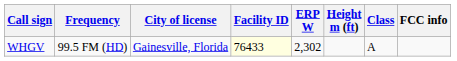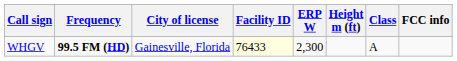(93, 46) normal -> (94, 46) bold
(308, 46) 2,302 -> (310, 46) 2,300
